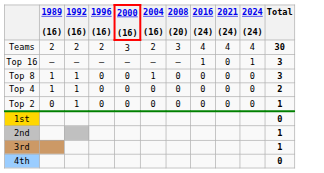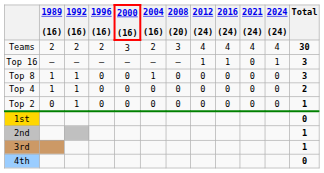+ column: (203, 22)
